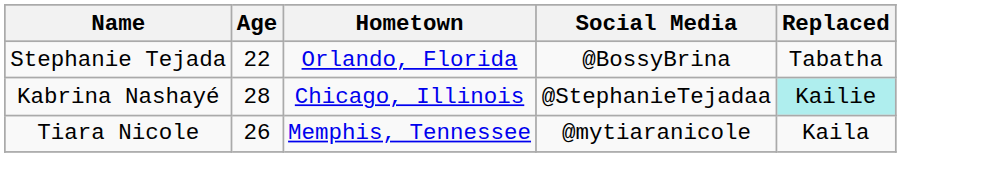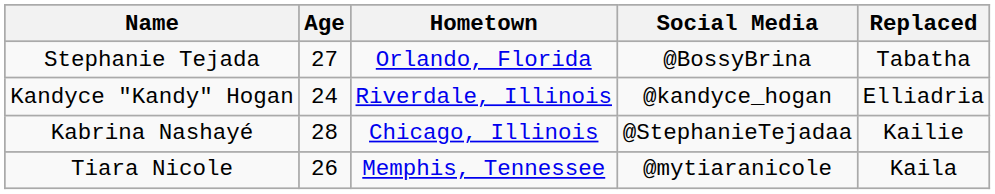(257, 60) 22 -> (325, 60) 27
+ row: (152, 97)
(836, 97) paleturquoise background -> (924, 133) no background
